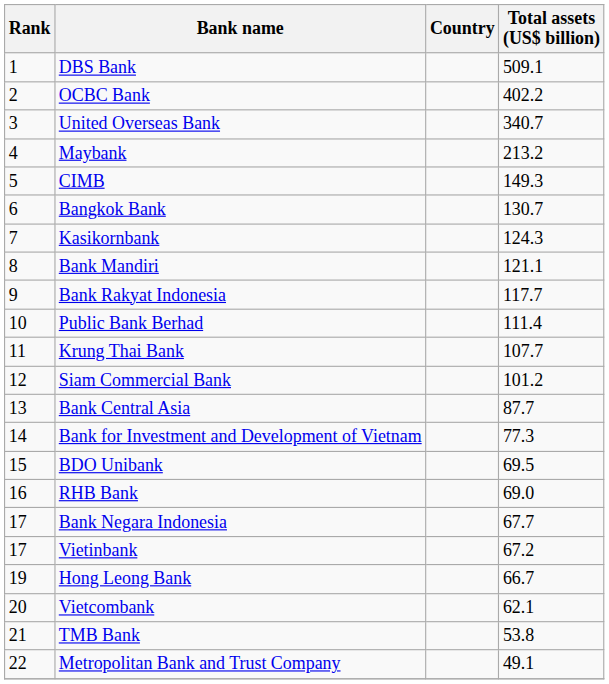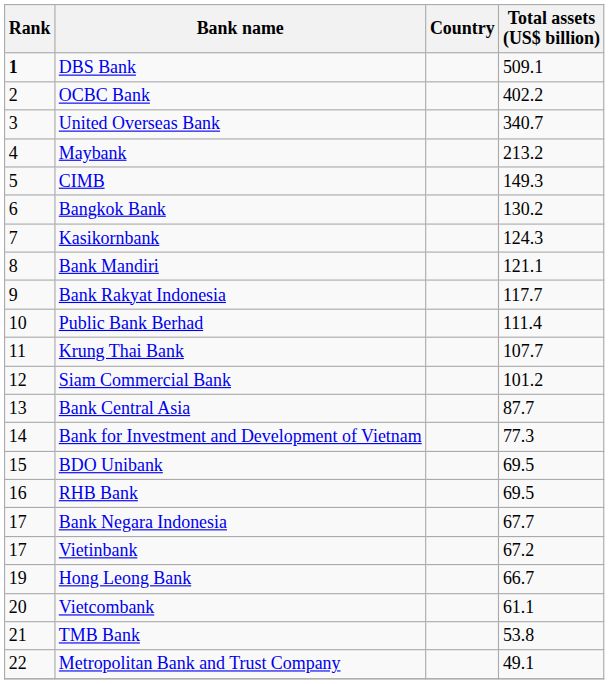(13, 67) normal -> (13, 67) bold
(523, 209) 130.7 -> (523, 209) 130.2
(519, 493) 69.0 -> (519, 493) 69.5
(519, 607) 62.1 -> (519, 607) 61.1
